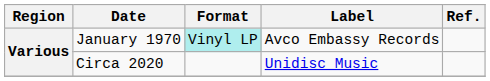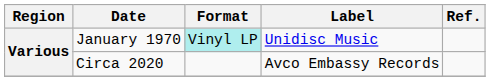(352, 40) Avco Embassy Records -> (322, 40) Unidisc Music
(322, 64) Unidisc Music -> (352, 64) Avco Embassy Records
